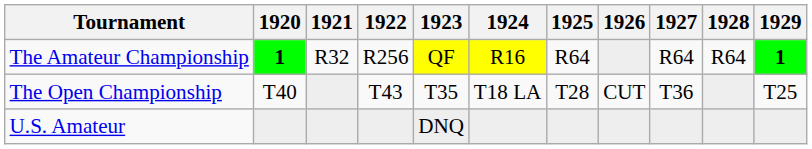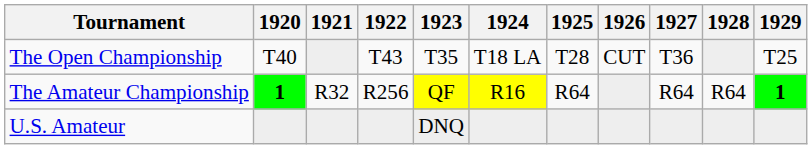rows swapped: (116, 91) <-> (129, 56)
